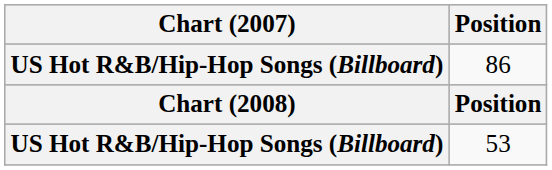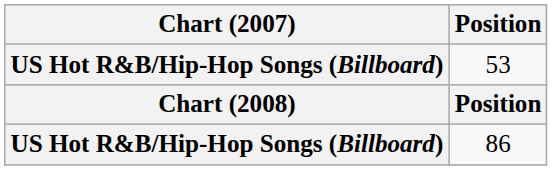rows swapped: (498, 64) <-> (498, 143)
